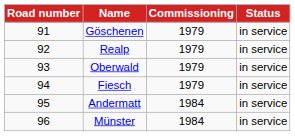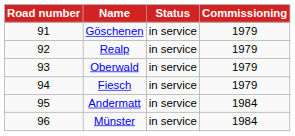columns swapped: (191, 13) <-> (263, 13)
